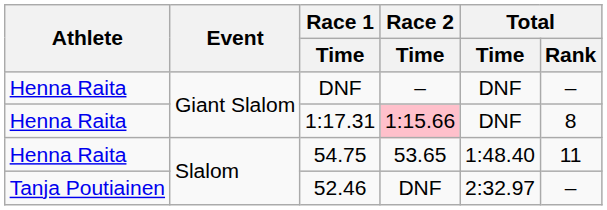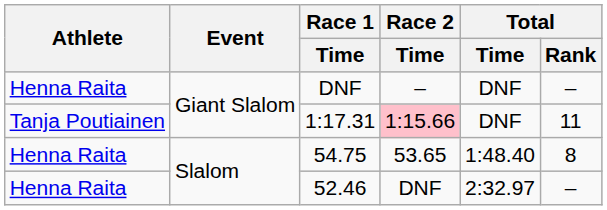(68, 121) Henna Raita -> (87, 121) Tanja Poutiainen
(571, 121) 8 -> (571, 121) 11
(571, 155) 11 -> (571, 155) 8
(87, 188) Tanja Poutiainen -> (68, 188) Henna Raita
